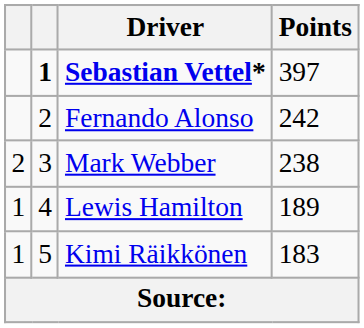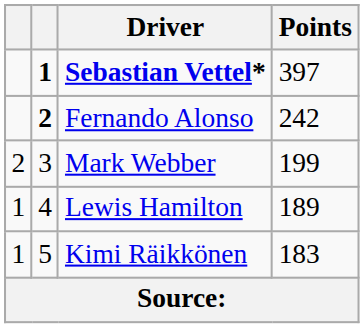(45, 117) normal -> (45, 117) bold
(299, 162) 238 -> (299, 162) 199
